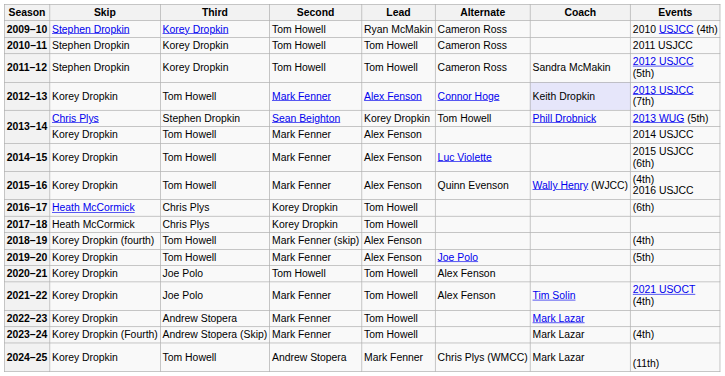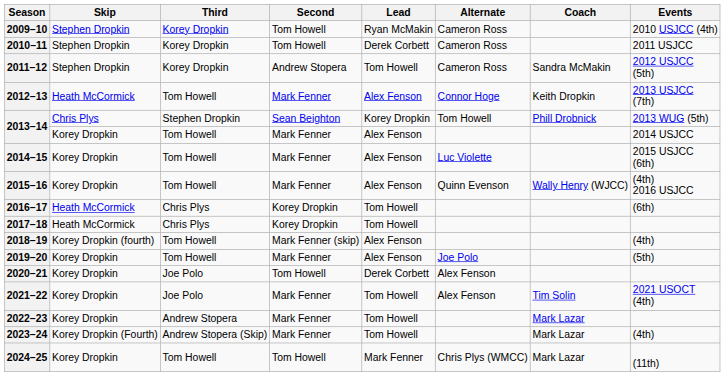(391, 45) Tom Howell -> (396, 45) Derek Corbett
(299, 68) Tom Howell -> (309, 68) Andrew Stopera
(85, 96) Korey Dropkin -> (93, 96) Heath McCormick
(564, 96) lavender background -> (564, 96) no background
(391, 273) Tom Howell -> (396, 273) Derek Corbett
(309, 357) Andrew Stopera -> (299, 357) Tom Howell
